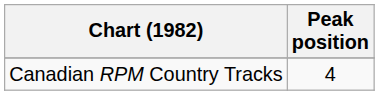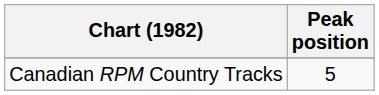(330, 74) 4 -> (330, 74) 5
